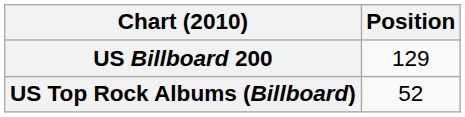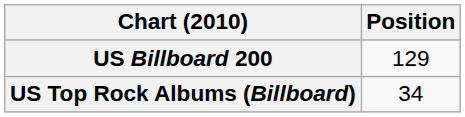(411, 93) 52 -> (411, 93) 34
